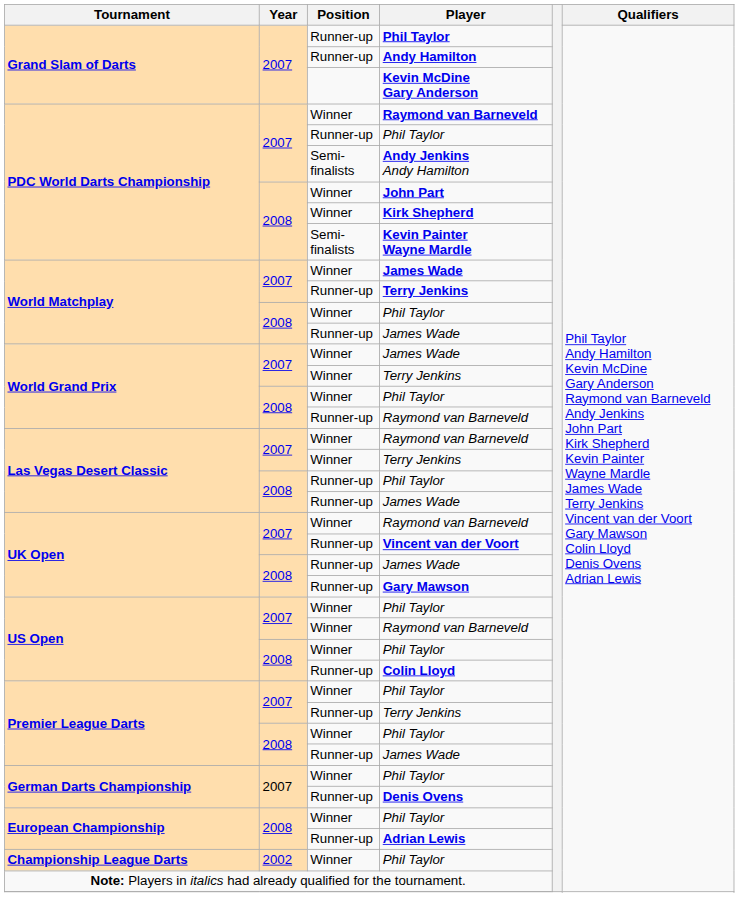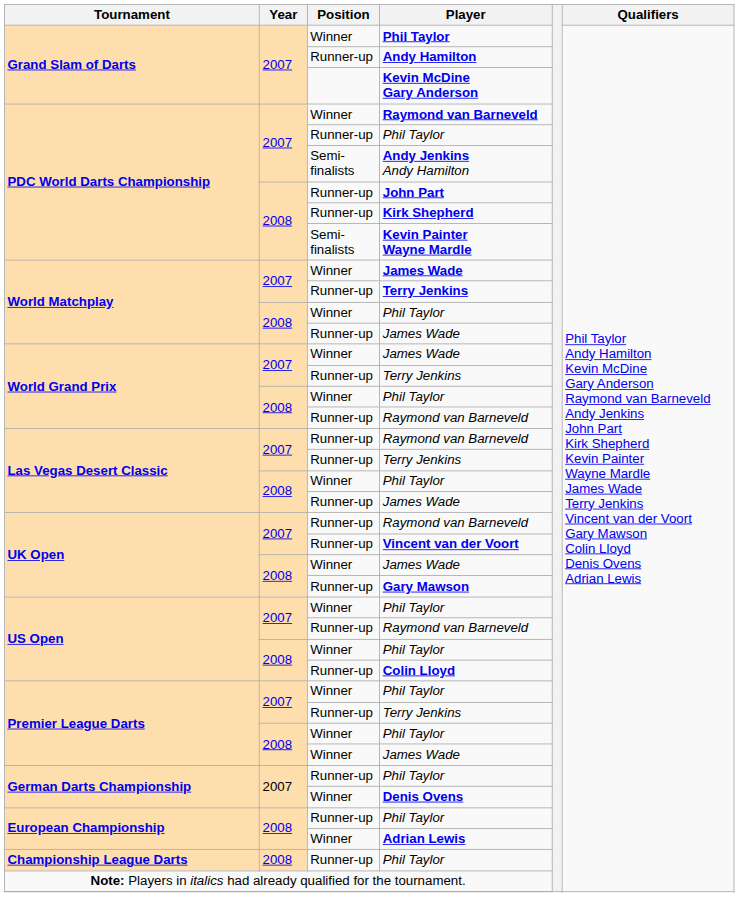(342, 36) Runner-up -> (331, 36) Winner
(331, 192) Winner -> (342, 192) Runner-up
(331, 213) Winner -> (342, 213) Runner-up
(331, 375) Winner -> (342, 375) Runner-up
(331, 438) Winner -> (342, 438) Runner-up
(331, 460) Winner -> (342, 460) Runner-up
(342, 481) Runner-up -> (331, 481) Winner
(331, 523) Winner -> (342, 523) Runner-up
(342, 565) Runner-up -> (331, 565) Winner
(331, 628) Winner -> (342, 628) Runner-up
(342, 754) Runner-up -> (331, 754) Winner
(331, 775) Winner -> (342, 775) Runner-up
(342, 796) Runner-up -> (331, 796) Winner
(331, 818) Winner -> (342, 818) Runner-up
(342, 839) Runner-up -> (331, 839) Winner
(277, 860) 2002 -> (277, 860) 2008
(331, 860) Winner -> (342, 860) Runner-up
